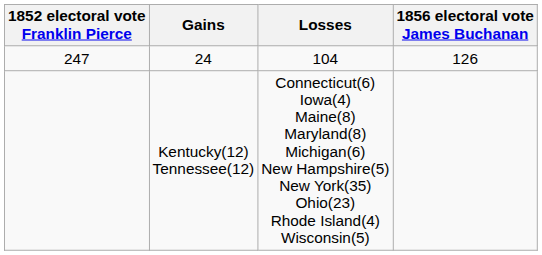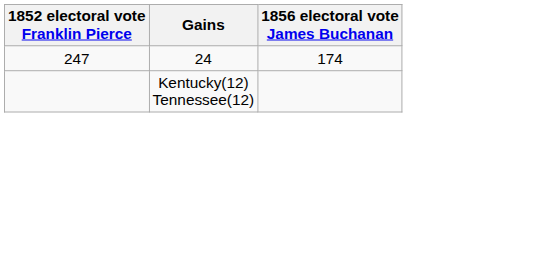- column: (325, 25)
(465, 58) 126 -> (330, 58) 174
